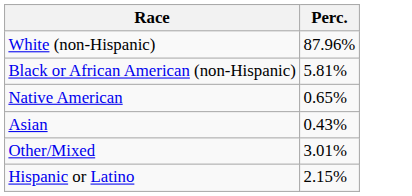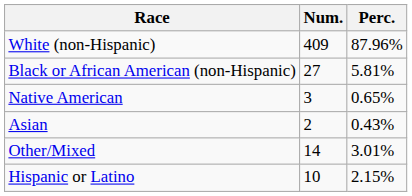+ column: (323, 17)
